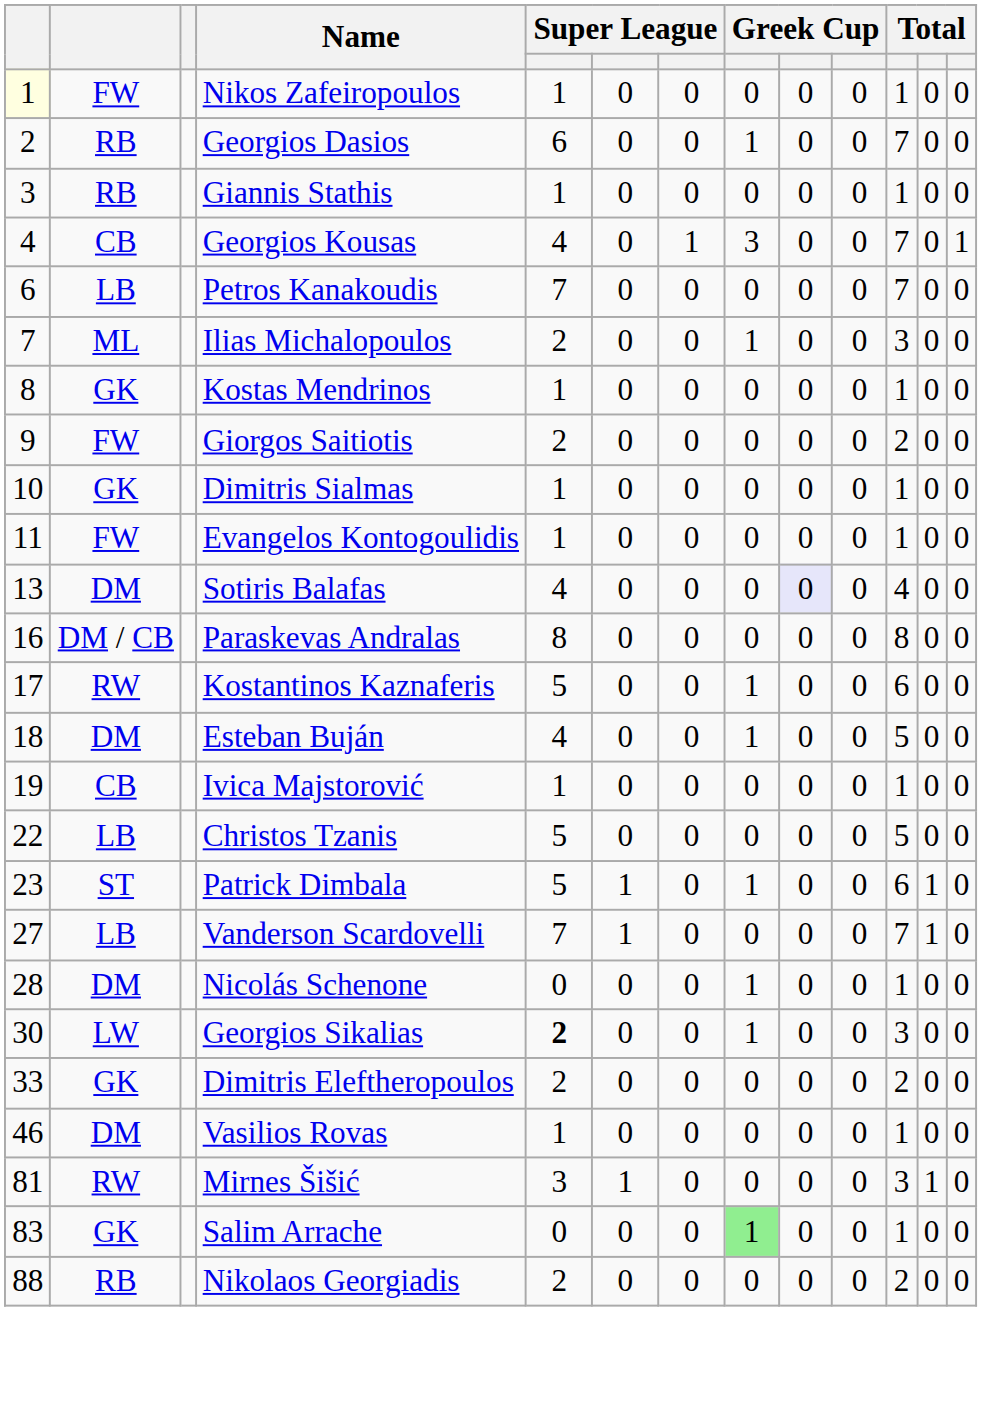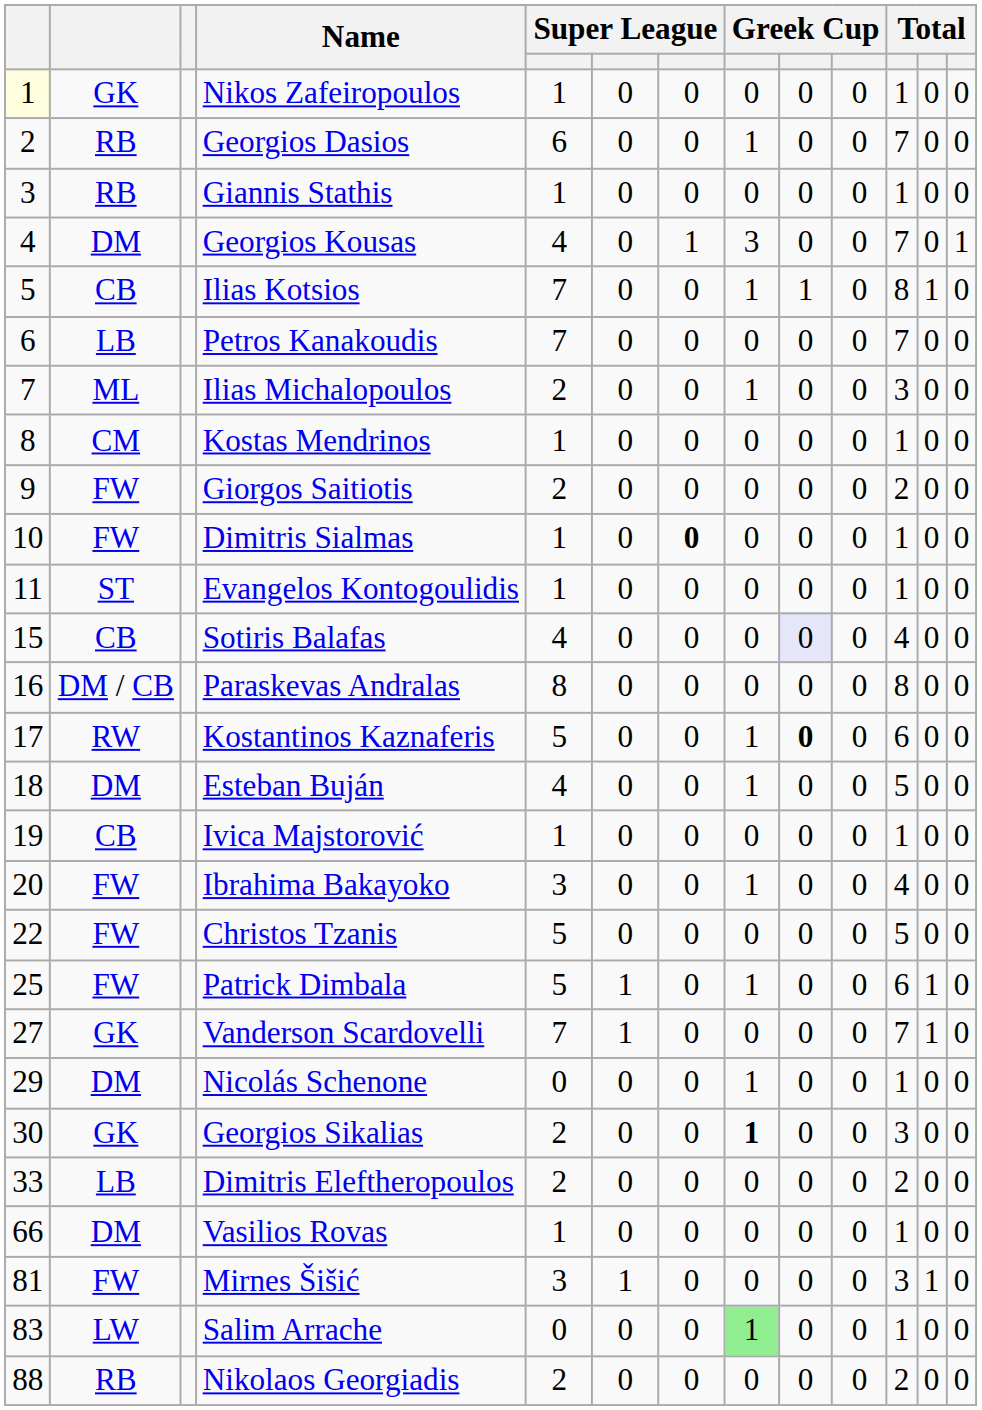(116, 93) FW -> (116, 93) GK
(116, 241) CB -> (116, 241) DM
+ row: (281, 291)
(116, 389) GK -> (116, 439) CM
(116, 488) GK -> (116, 538) FW
(692, 488) normal -> (692, 538) bold
(116, 538) FW -> (116, 587) ST
(28, 587) 13 -> (28, 637) 15
(116, 587) DM -> (116, 637) CB
(806, 686) normal -> (806, 736) bold
+ row: (326, 884)
(116, 835) LB -> (116, 934) FW
(28, 884) 23 -> (28, 983) 25
(116, 884) ST -> (116, 983) FW
(116, 934) LB -> (116, 1033) GK
(28, 983) 28 -> (28, 1082) 29
(116, 1033) LW -> (116, 1132) GK
(559, 1033) bold -> (559, 1132) normal
(752, 1033) normal -> (752, 1132) bold
(116, 1082) GK -> (116, 1181) LB
(28, 1132) 46 -> (28, 1231) 66
(116, 1181) RW -> (116, 1280) FW
(116, 1231) GK -> (116, 1330) LW
